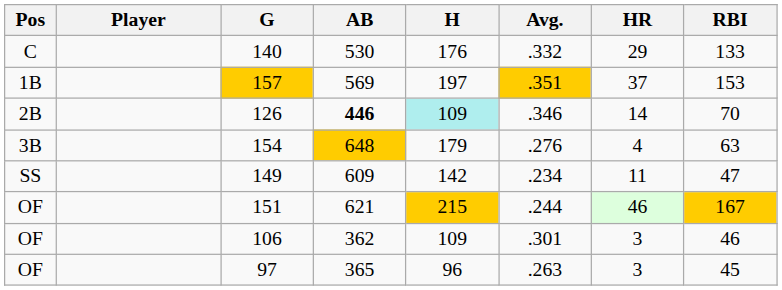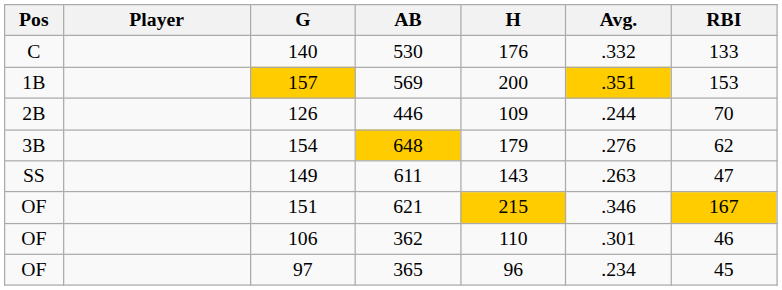- column: (637, 20)
(452, 82) 197 -> (513, 82) 200
(360, 113) bold -> (408, 113) normal
(452, 113) paleturquoise background -> (513, 113) no background
(545, 113) .346 -> (619, 113) .244
(730, 144) 63 -> (724, 144) 62
(360, 176) 609 -> (408, 176) 611
(452, 176) 142 -> (513, 176) 143
(545, 176) .234 -> (619, 176) .263
(545, 207) .244 -> (619, 207) .346
(452, 238) 109 -> (513, 238) 110
(545, 269) .263 -> (619, 269) .234
